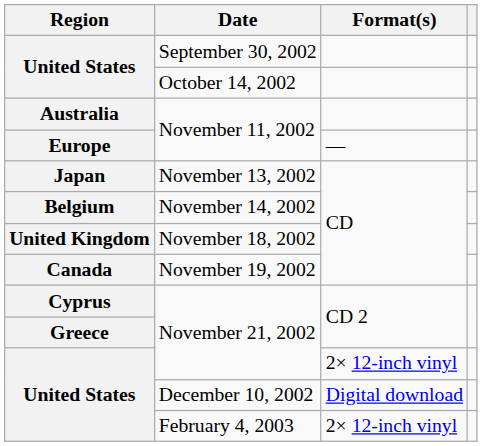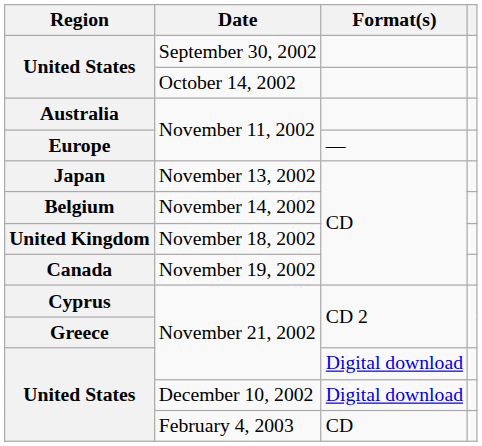(391, 363) 2× 12-inch vinyl -> (394, 363) Digital download
(391, 425) 2× 12-inch vinyl -> (339, 425) CD
